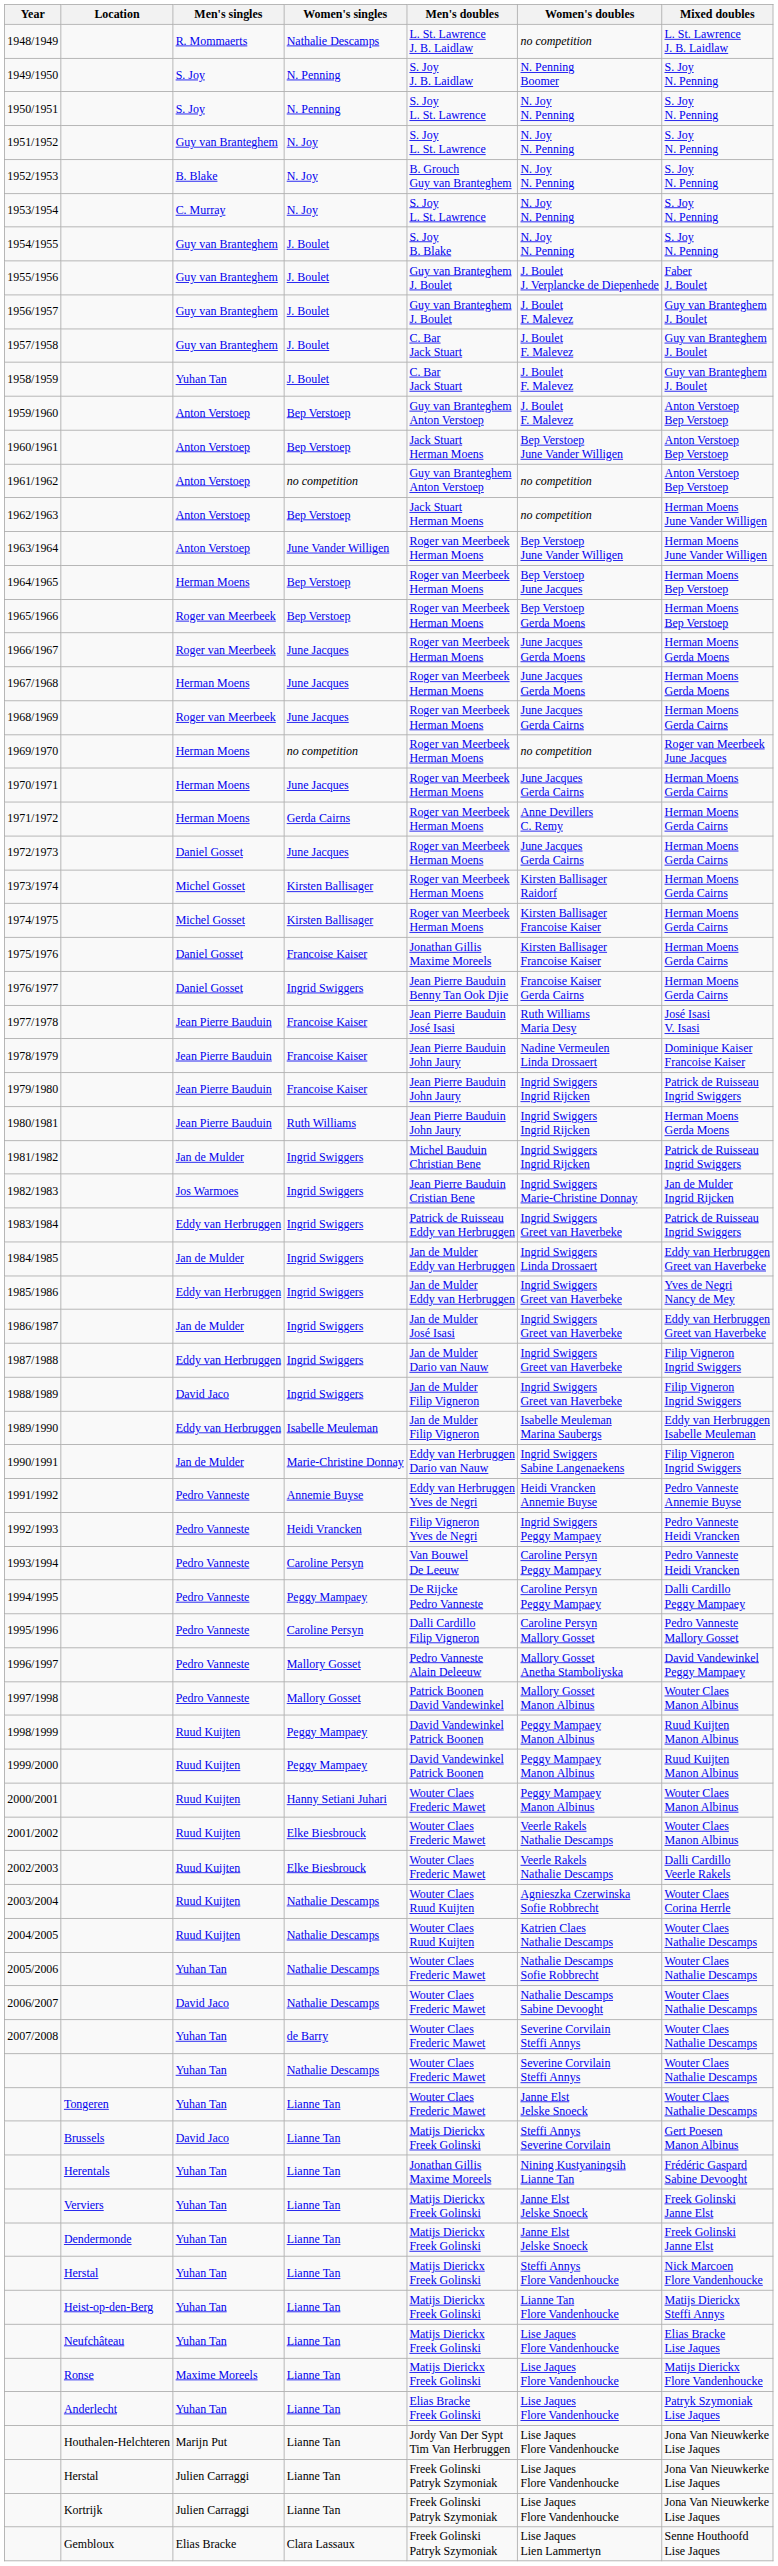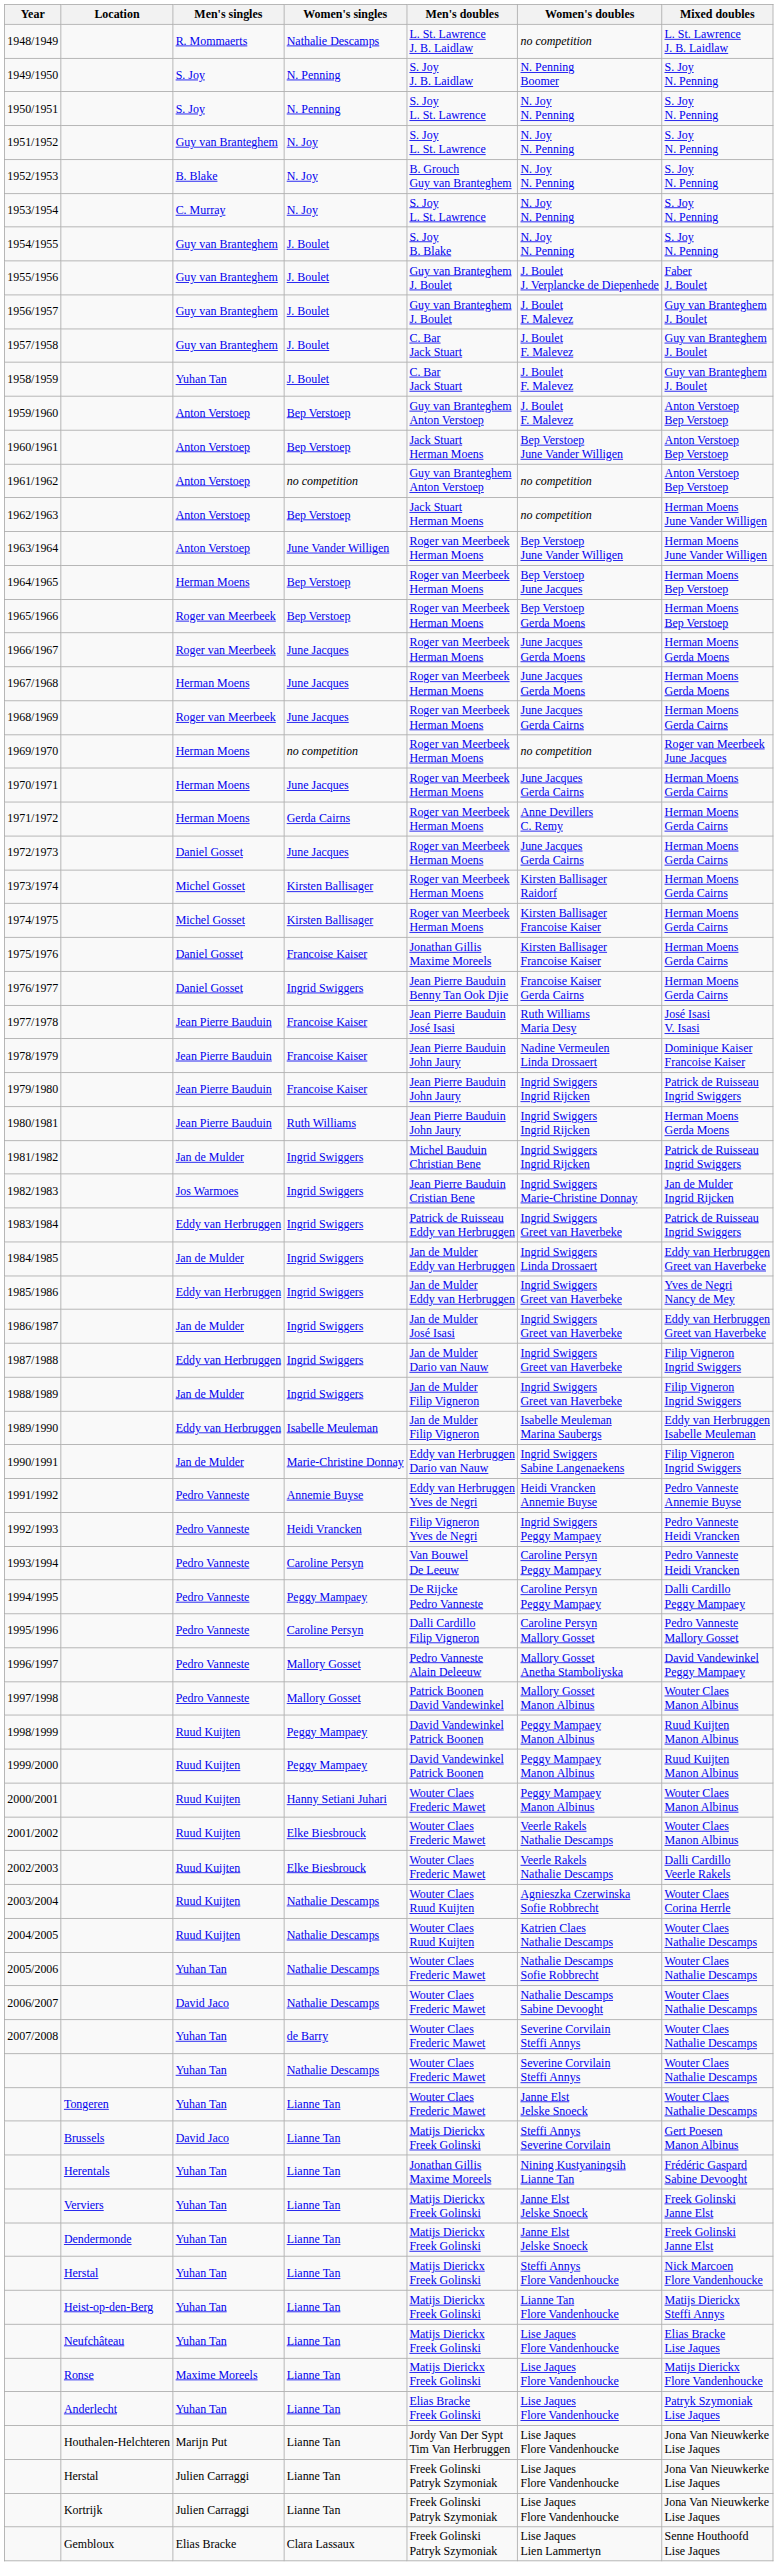(202, 1394) David Jaco -> (210, 1394) Jan de Mulder
